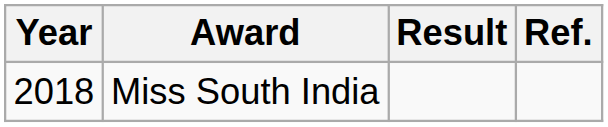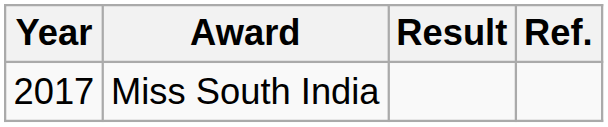(54, 90) 2018 -> (54, 90) 2017
